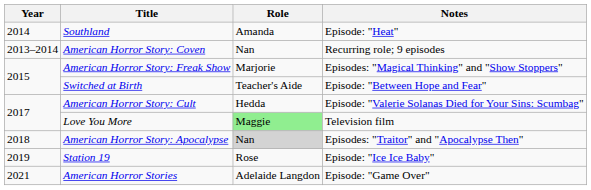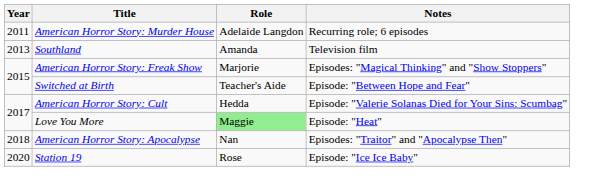+ row: (124, 31)
(18, 31) 2014 -> (18, 49) 2013
(362, 31) Episode: "Heat" -> (343, 49) Television film
- row: (134, 49)
(360, 121) Television film -> (345, 121) Episode: "Heat"
(245, 139) lightgrey background -> (229, 139) no background
(18, 157) 2019 -> (18, 157) 2020
- row: (120, 175)
